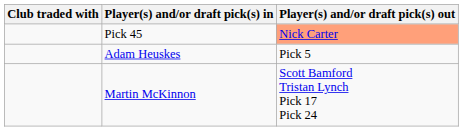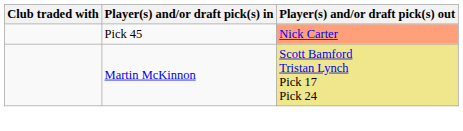- row: (143, 53)
(316, 94) no background -> (316, 75) khaki background
